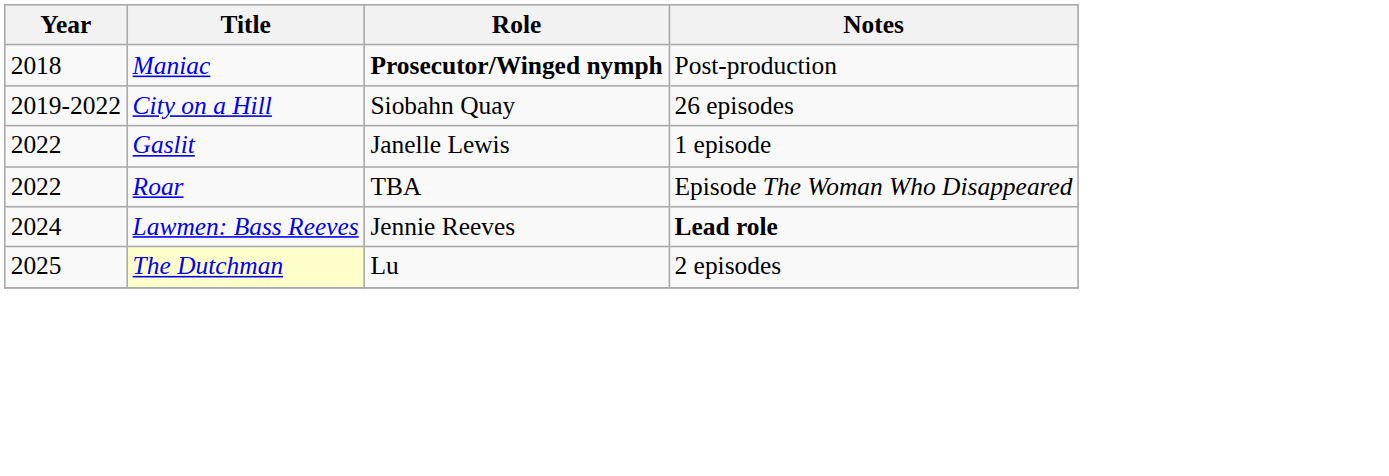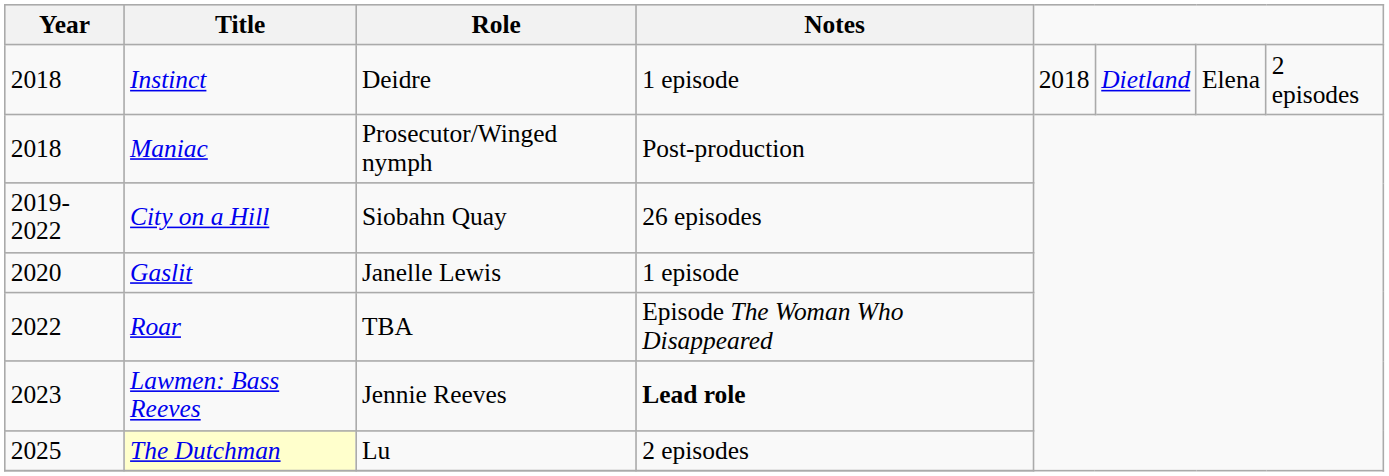+ row: (168, 79)
(517, 65) bold -> (460, 148) normal
(36, 145) 2022 -> (36, 271) 2020
(36, 226) 2024 -> (36, 395) 2023
